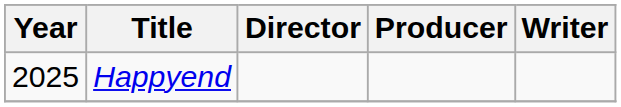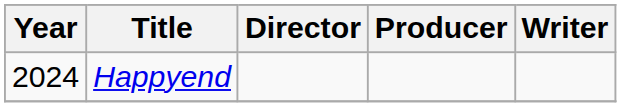(46, 76) 2025 -> (46, 76) 2024
